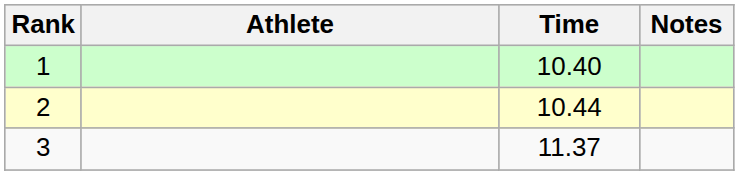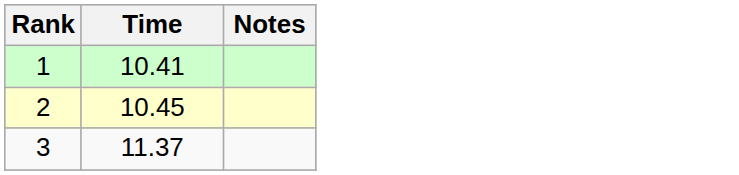- column: (290, 25)
(569, 66) 10.40 -> (152, 66) 10.41
(569, 107) 10.44 -> (152, 107) 10.45
